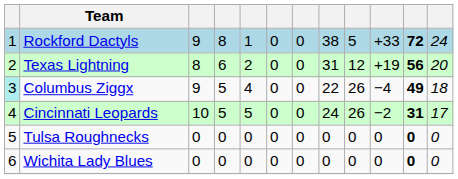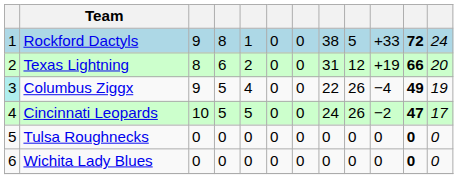(415, 64) 56 -> (415, 64) 66
(439, 88) 18 -> (439, 88) 19
(415, 112) 31 -> (415, 112) 47
